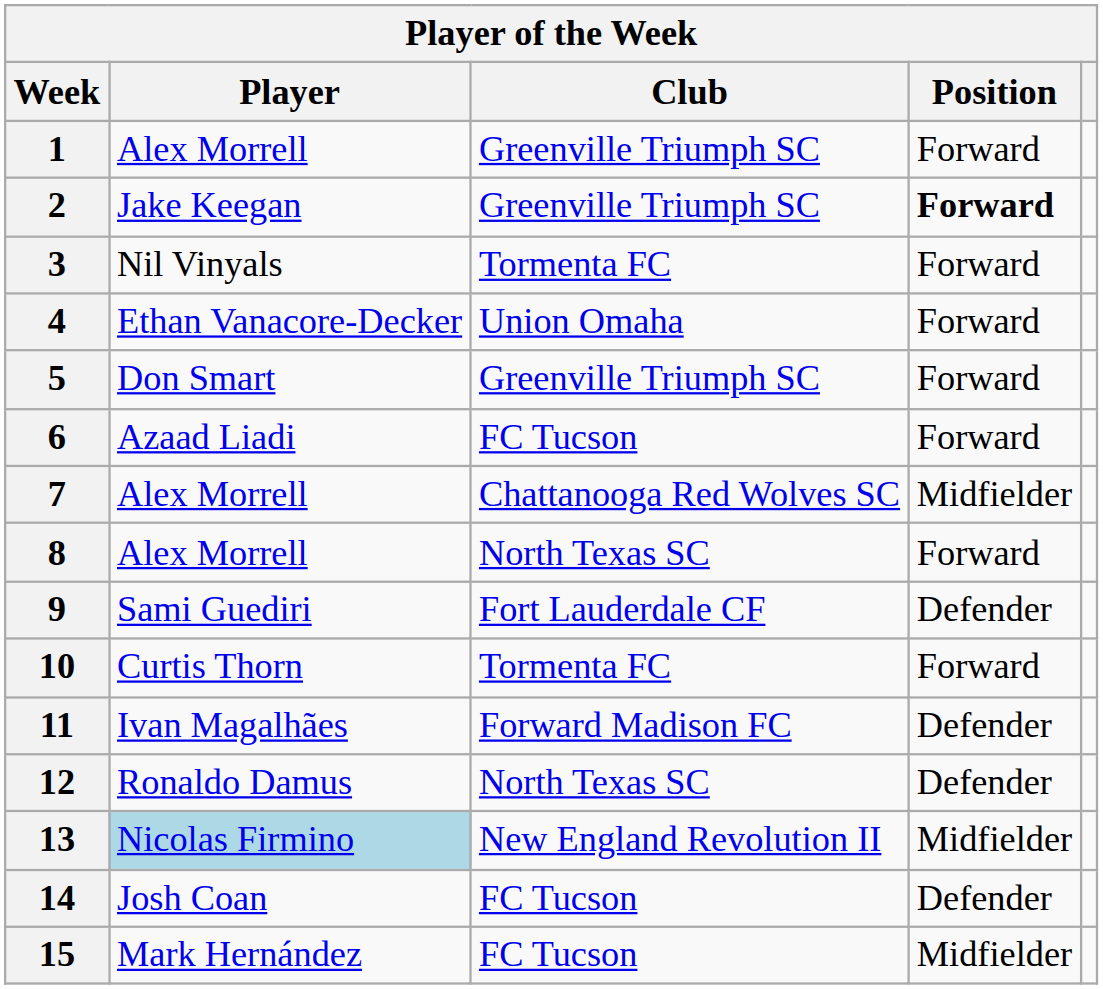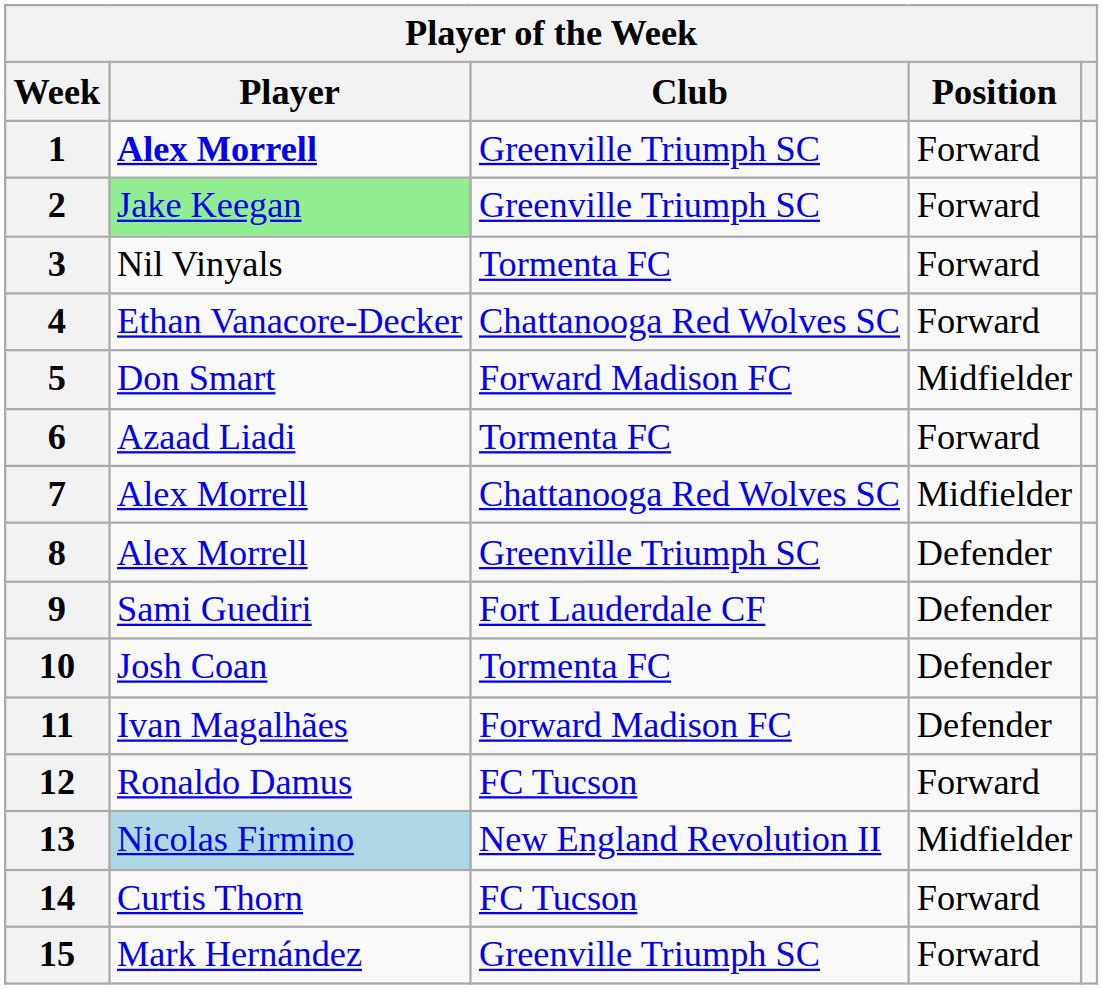(212, 148) normal -> (217, 148) bold
(209, 206) no background -> (209, 206) lightgreen background
(985, 206) bold -> (978, 206) normal
(581, 321) Union Omaha -> (689, 321) Chattanooga Red Wolves SC
(649, 378) Greenville Triumph SC -> (635, 378) Forward Madison FC
(978, 378) Forward -> (994, 378) Midfielder
(558, 436) FC Tucson -> (575, 436) Tormenta FC
(594, 551) North Texas SC -> (649, 551) Greenville Triumph SC
(978, 551) Forward -> (984, 551) Defender
(210, 666) Curtis Thorn -> (192, 666) Josh Coan
(978, 666) Forward -> (984, 666) Defender
(594, 782) North Texas SC -> (558, 782) FC Tucson
(984, 782) Defender -> (978, 782) Forward
(192, 897) Josh Coan -> (210, 897) Curtis Thorn
(984, 897) Defender -> (978, 897) Forward
(558, 954) FC Tucson -> (649, 954) Greenville Triumph SC
(994, 954) Midfielder -> (978, 954) Forward
